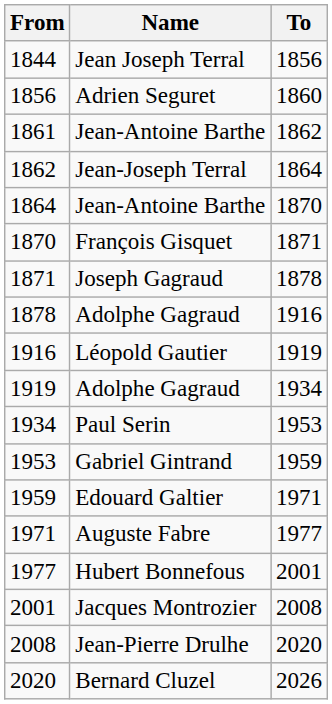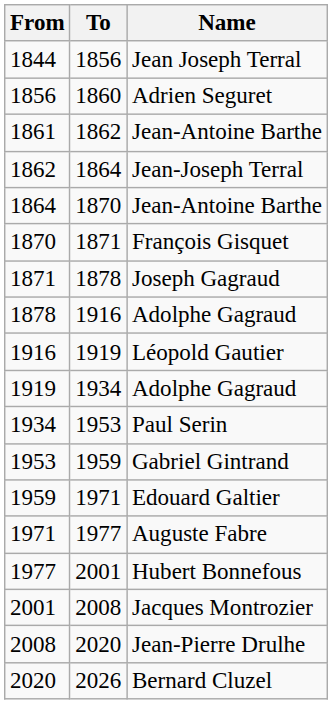columns swapped: (299, 22) <-> (170, 22)
